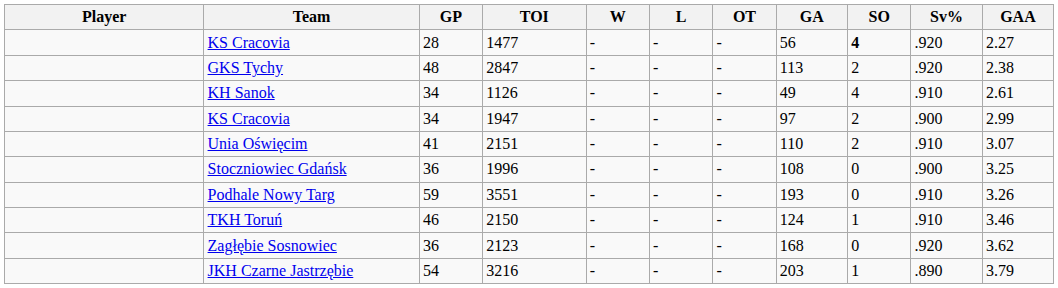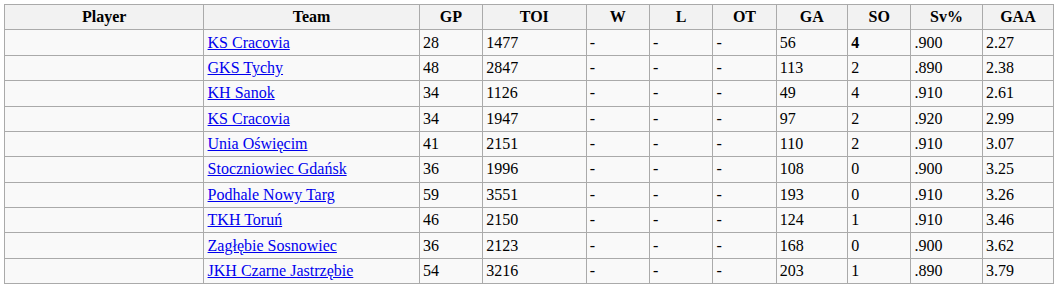(929, 42) .920 -> (929, 42) .900
(929, 67) .920 -> (929, 67) .890
(929, 118) .900 -> (929, 118) .920
(929, 245) .920 -> (929, 245) .900
